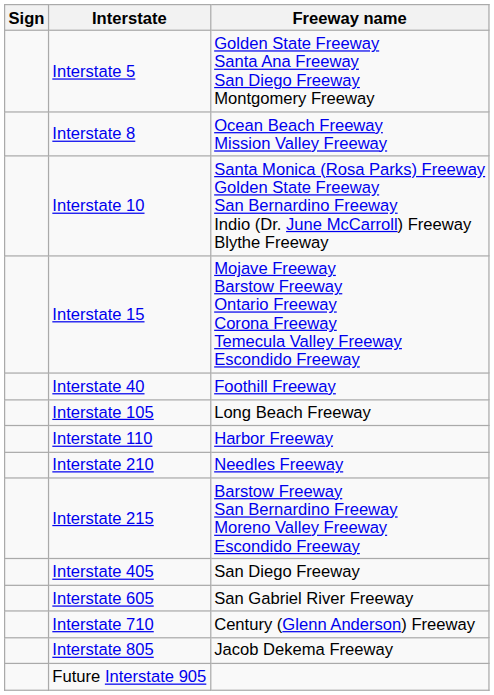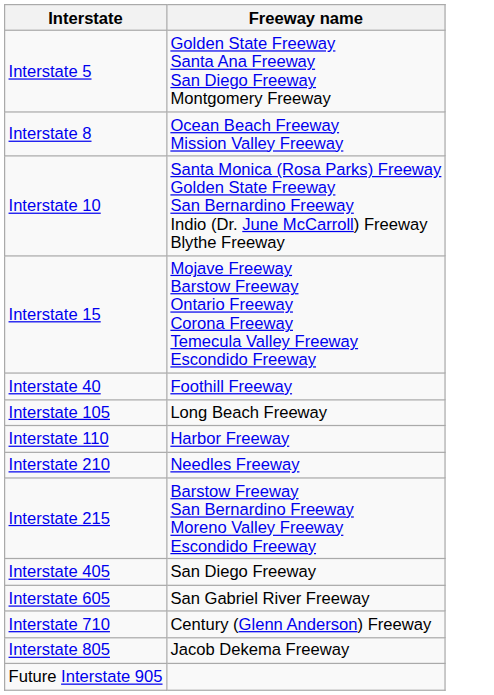- column: (27, 17)
